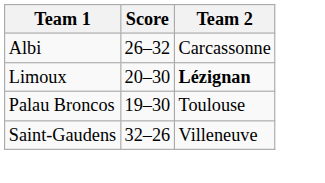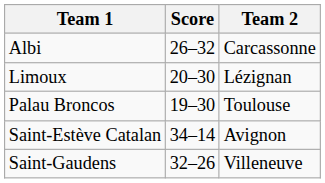(215, 76) bold -> (258, 76) normal
+ row: (85, 134)
